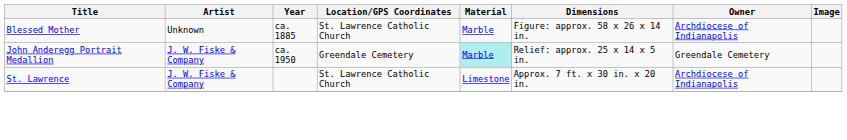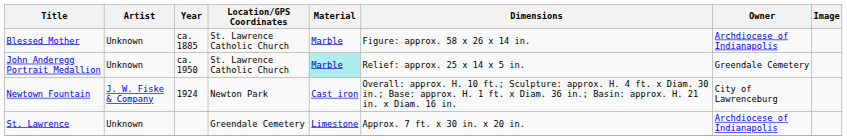(201, 55) J. W. Fiske & Company -> (125, 65) Unknown
(366, 55) Greendale Cemetery -> (250, 65) St. Lawrence Catholic Church
+ row: (48, 94)
(201, 79) J. W. Fiske & Company -> (125, 123) Unknown
(374, 79) St. Lawrence Catholic Church -> (258, 123) Greendale Cemetery
